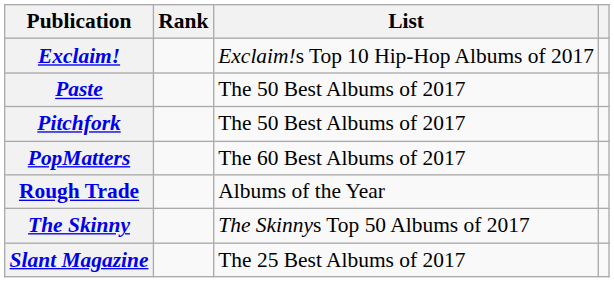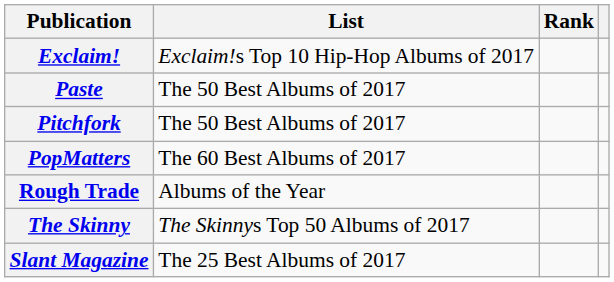columns swapped: (406, 21) <-> (183, 21)
